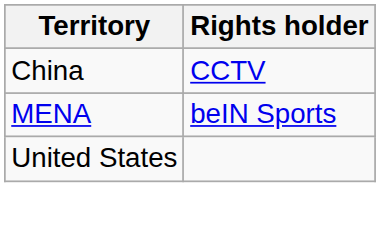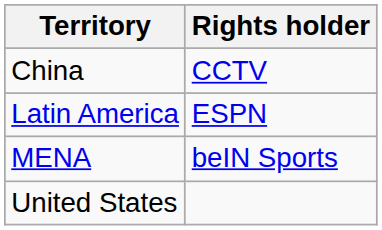+ row: (95, 114)
